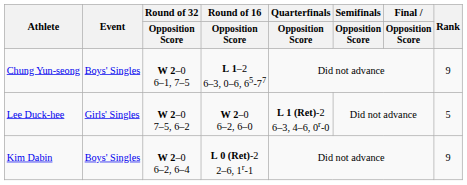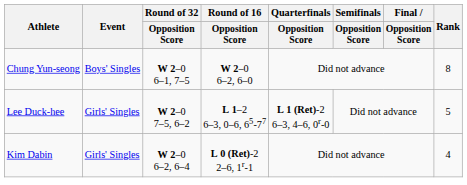(235, 76) L 1–2 6–3, 0–6, 65-77 -> (235, 75) W 2–0 6–2, 6–0
(448, 70) 9 -> (448, 69) 8
(235, 120) W 2–0 6–2, 6–0 -> (235, 117) L 1–2 6–3, 0–6, 65-77
(112, 158) Boys' Singles -> (112, 155) Girls' Singles
(448, 158) 9 -> (448, 155) 4
